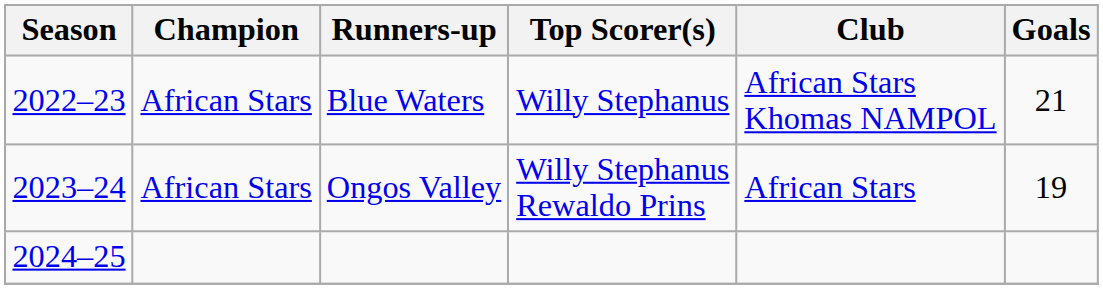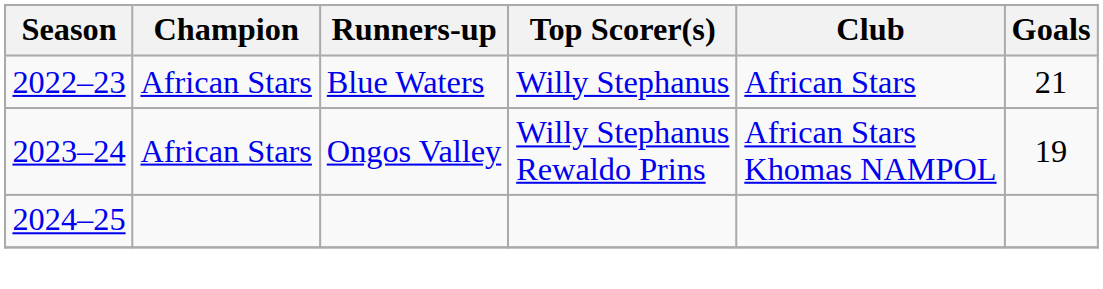(870, 99) African Stars Khomas NAMPOL -> (830, 81) African Stars
(830, 187) African Stars -> (870, 150) African Stars Khomas NAMPOL
